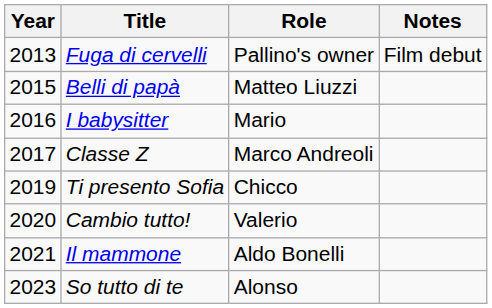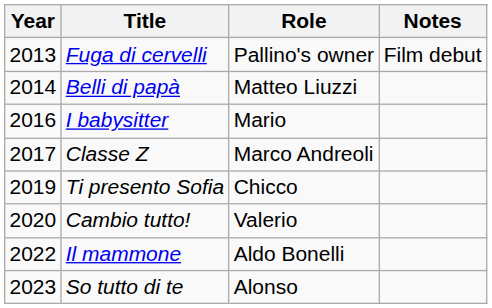(33, 87) 2015 -> (33, 87) 2014
(33, 253) 2021 -> (33, 253) 2022
